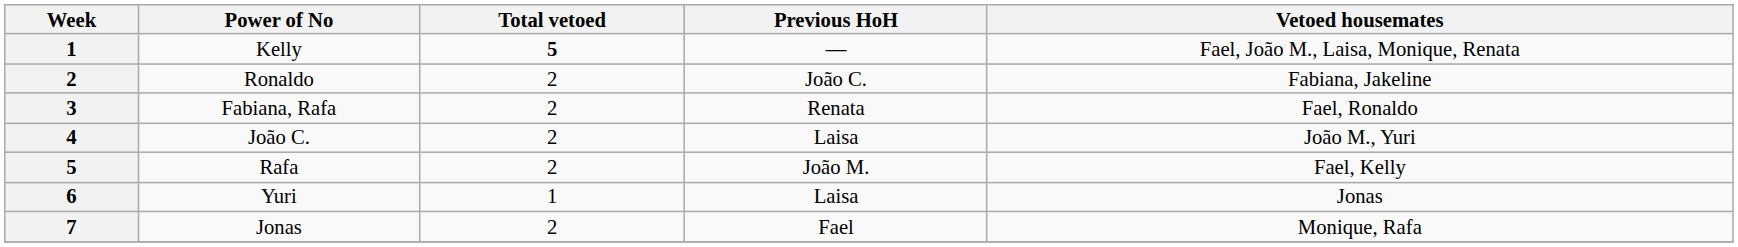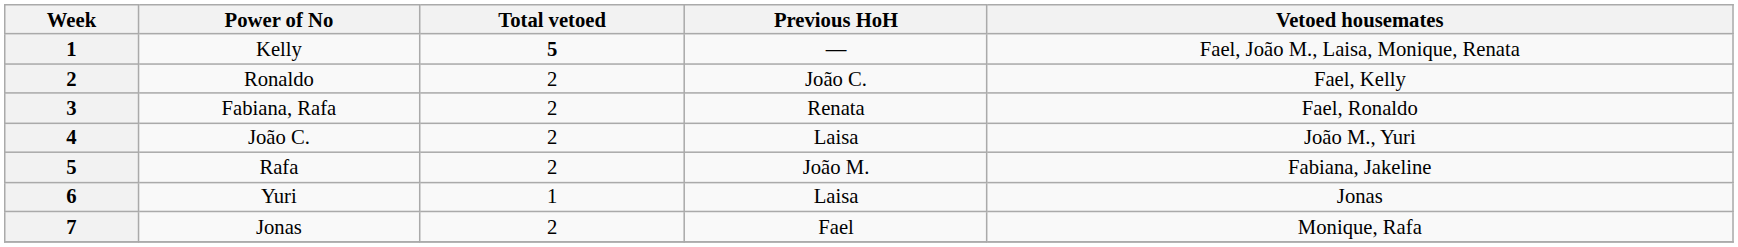(1360, 78) Fabiana, Jakeline -> (1360, 78) Fael, Kelly
(1360, 167) Fael, Kelly -> (1360, 167) Fabiana, Jakeline
